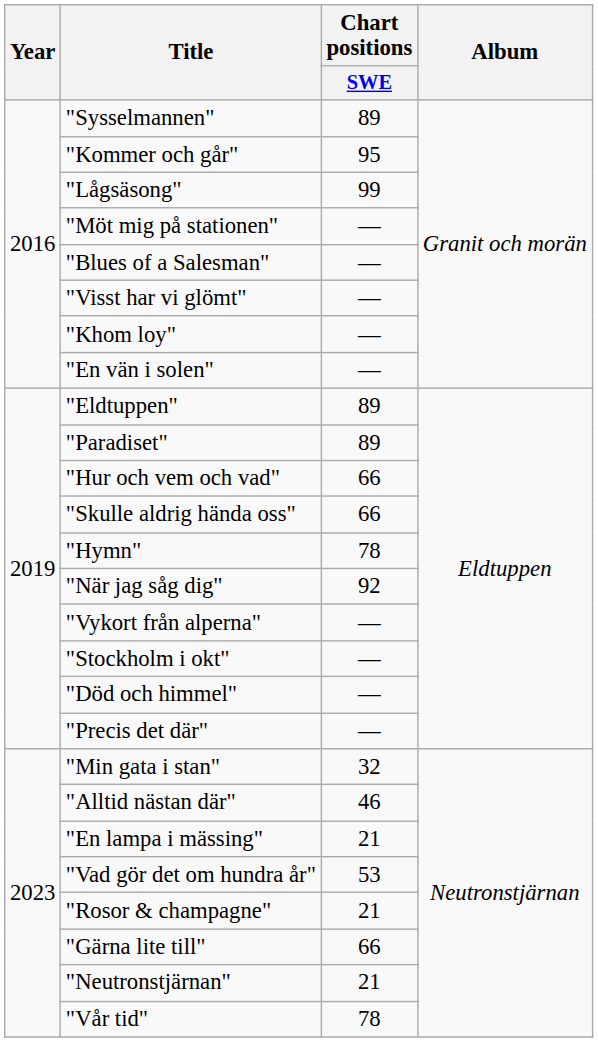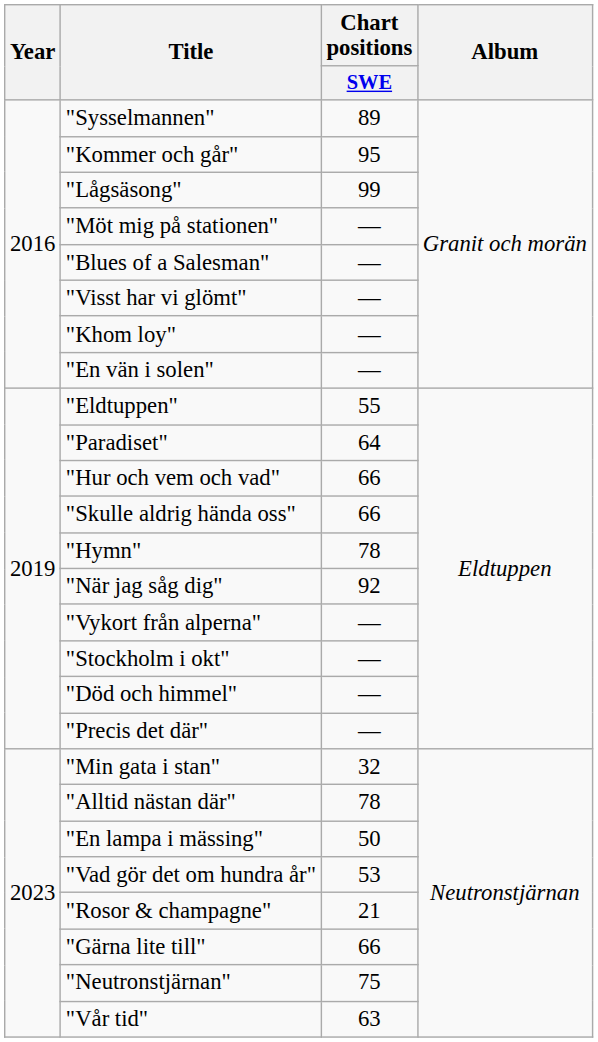(369, 406) 89 -> (369, 406) 55
(369, 442) 89 -> (369, 442) 64
(369, 802) 46 -> (369, 802) 78
(369, 838) 21 -> (369, 838) 50
(369, 982) 21 -> (369, 982) 75
(369, 1018) 78 -> (369, 1018) 63
